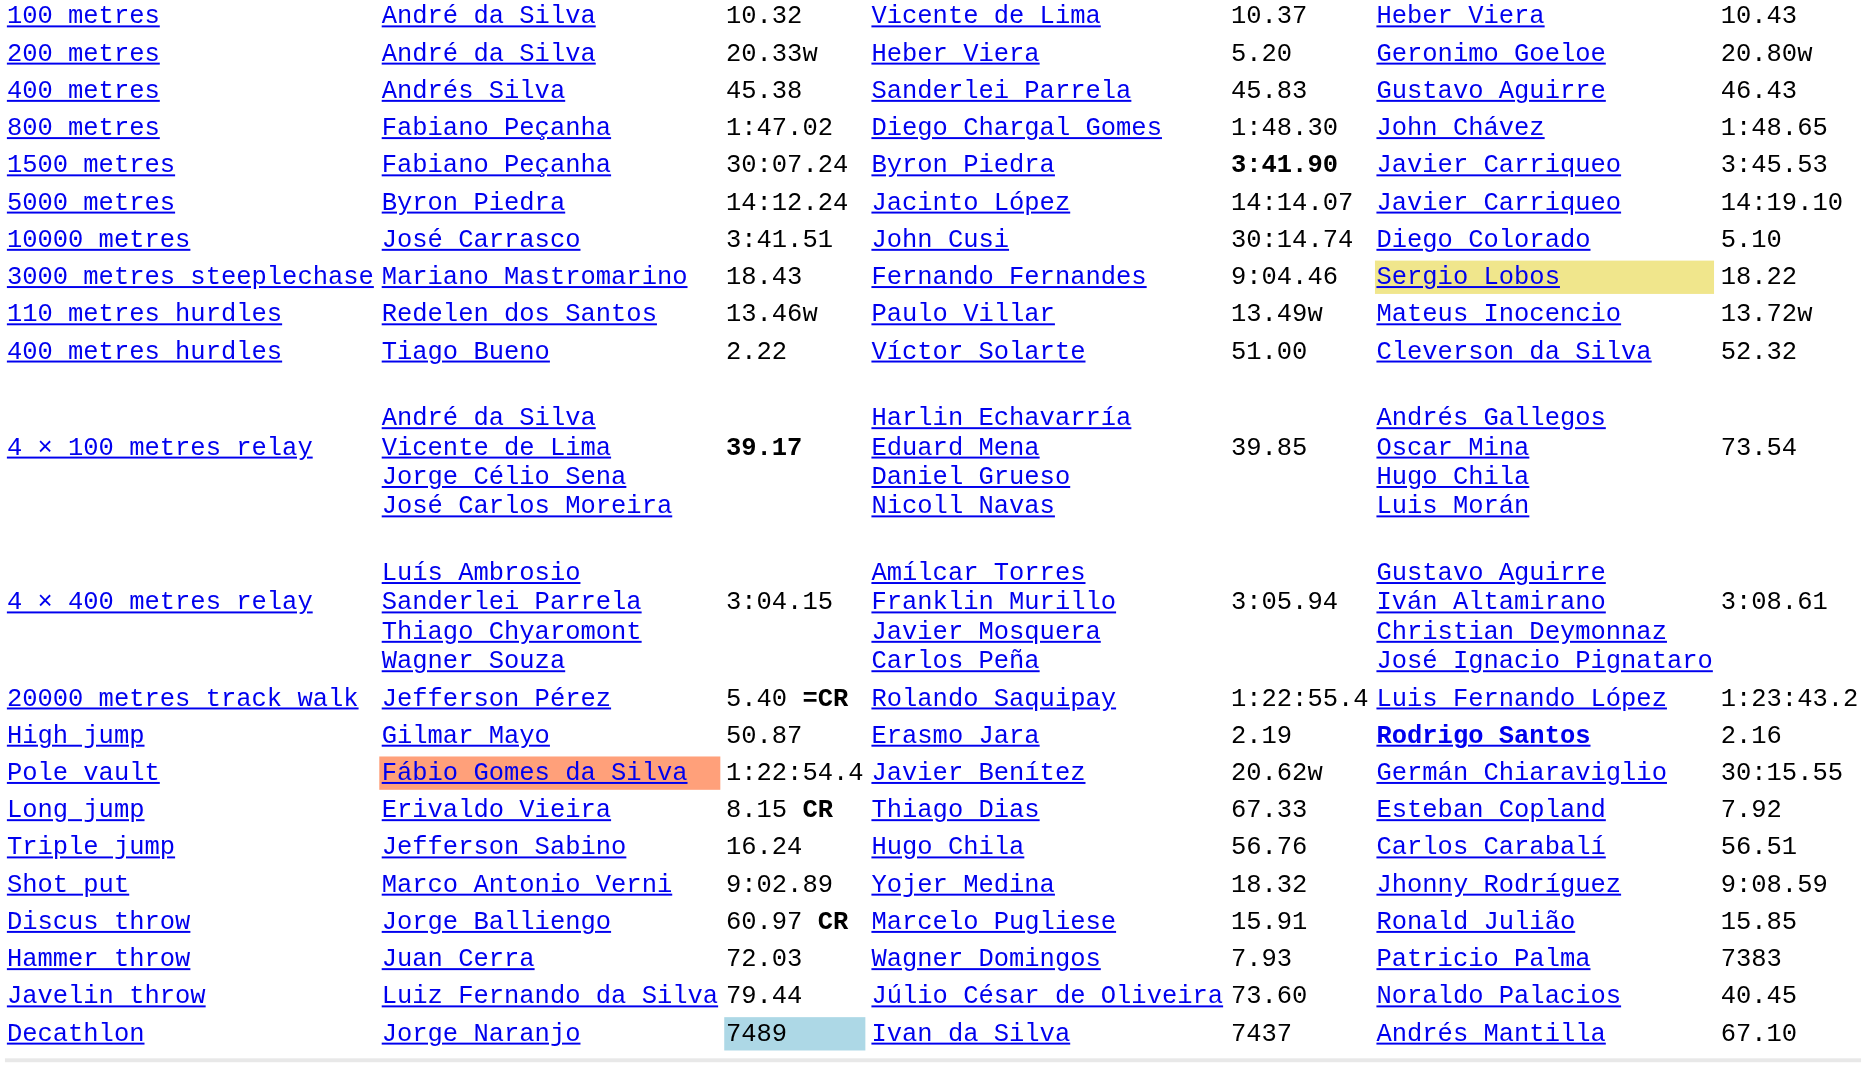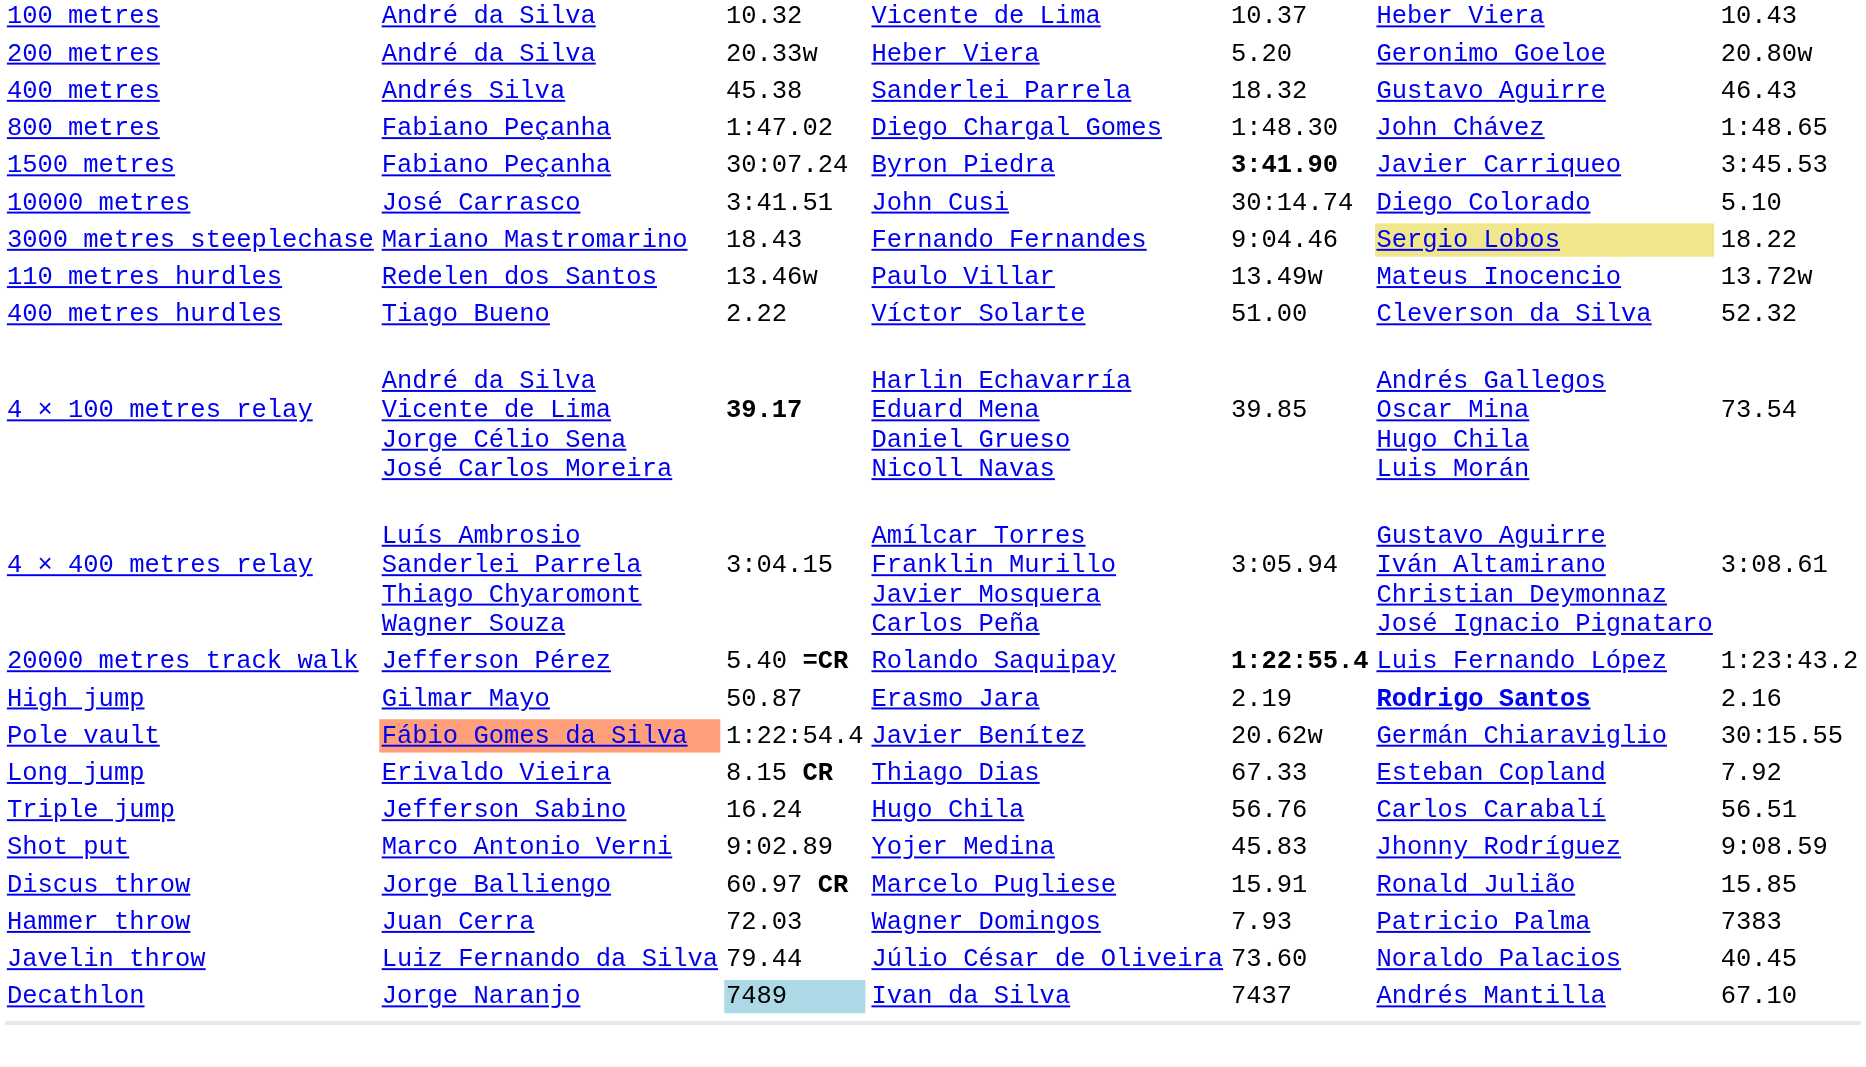(1269, 91) 45.83 -> (1269, 91) 18.32
- row: (91, 203)
(1300, 699) normal -> (1300, 661) bold
(1269, 885) 18.32 -> (1269, 848) 45.83
